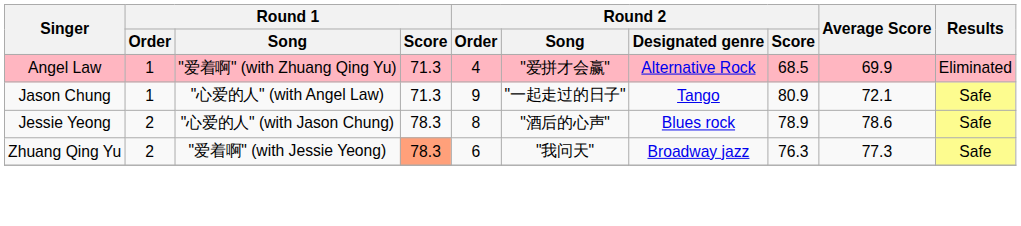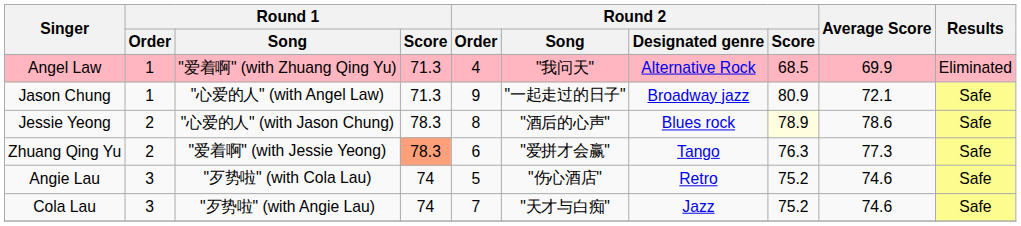(565, 67) "爱拼才会赢" -> (565, 67) "我问天"
(698, 95) Tango -> (698, 95) Broadway jazz
(793, 123) no background -> (793, 123) lightyellow background
(565, 151) "我问天" -> (565, 151) "爱拼才会赢"
(698, 151) Broadway jazz -> (698, 151) Tango
+ row: (65, 179)
+ row: (65, 207)
